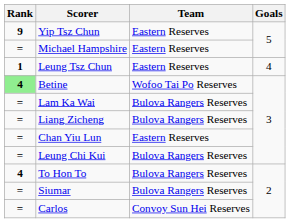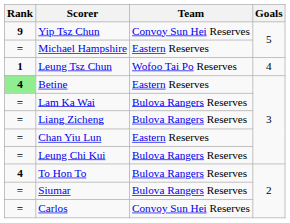(170, 31) Eastern Reserves -> (191, 31) Convoy Sun Hei Reserves
(170, 66) Eastern Reserves -> (184, 66) Wofoo Tai Po Reserves
(184, 84) Wofoo Tai Po Reserves -> (170, 84) Eastern Reserves
